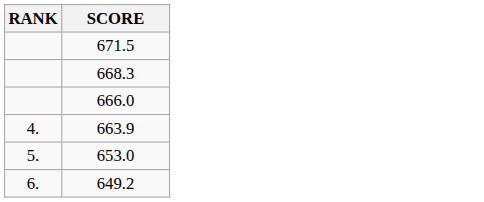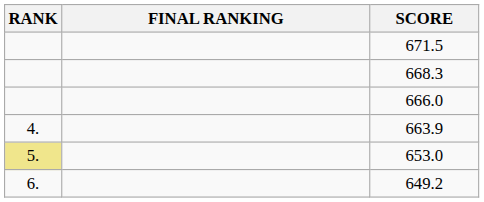+ column: (216, 18)
(33, 156) no background -> (33, 156) khaki background
